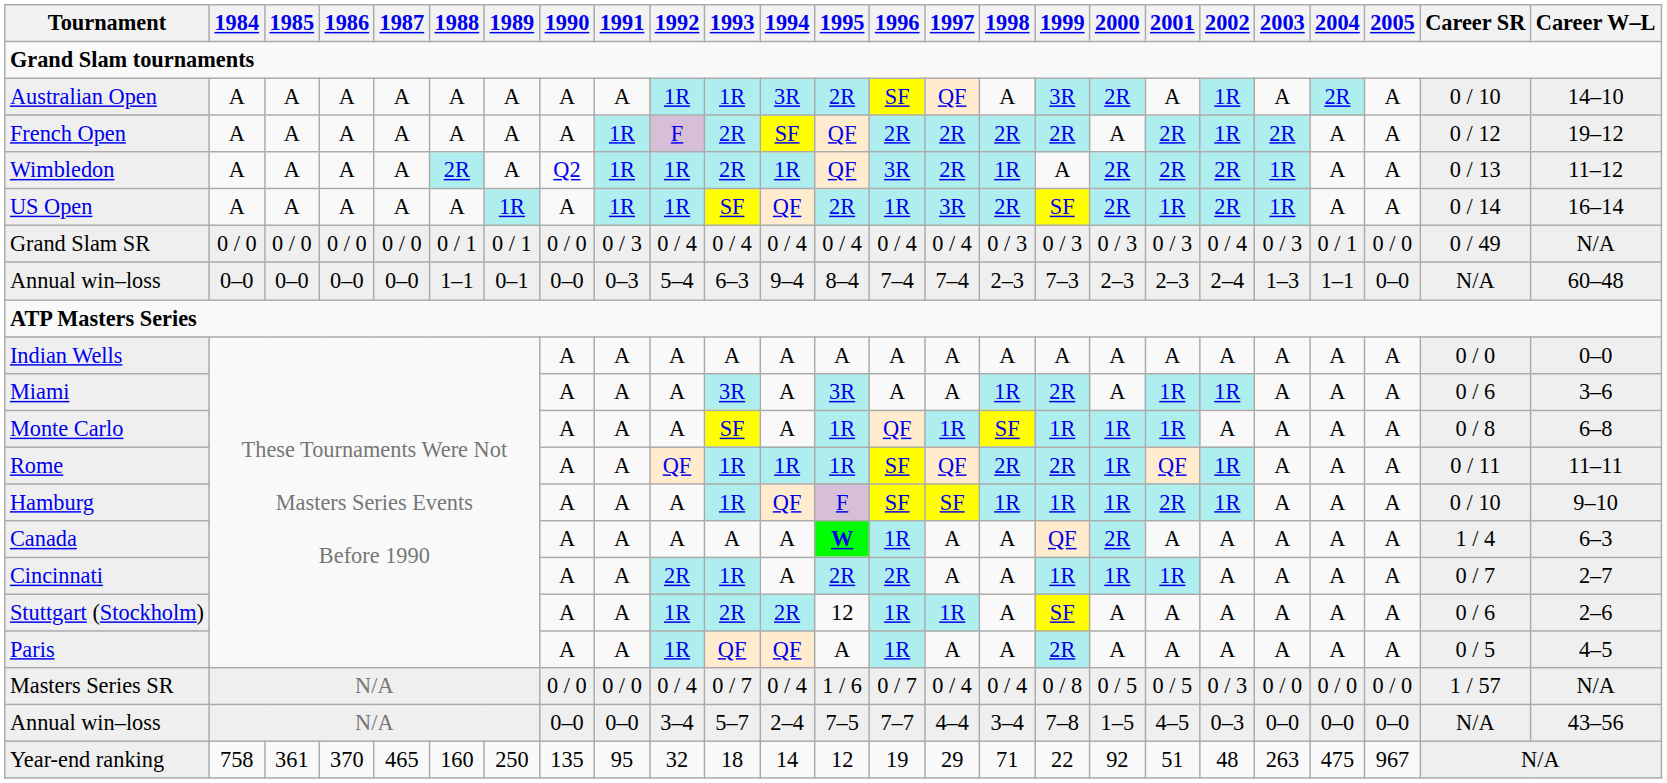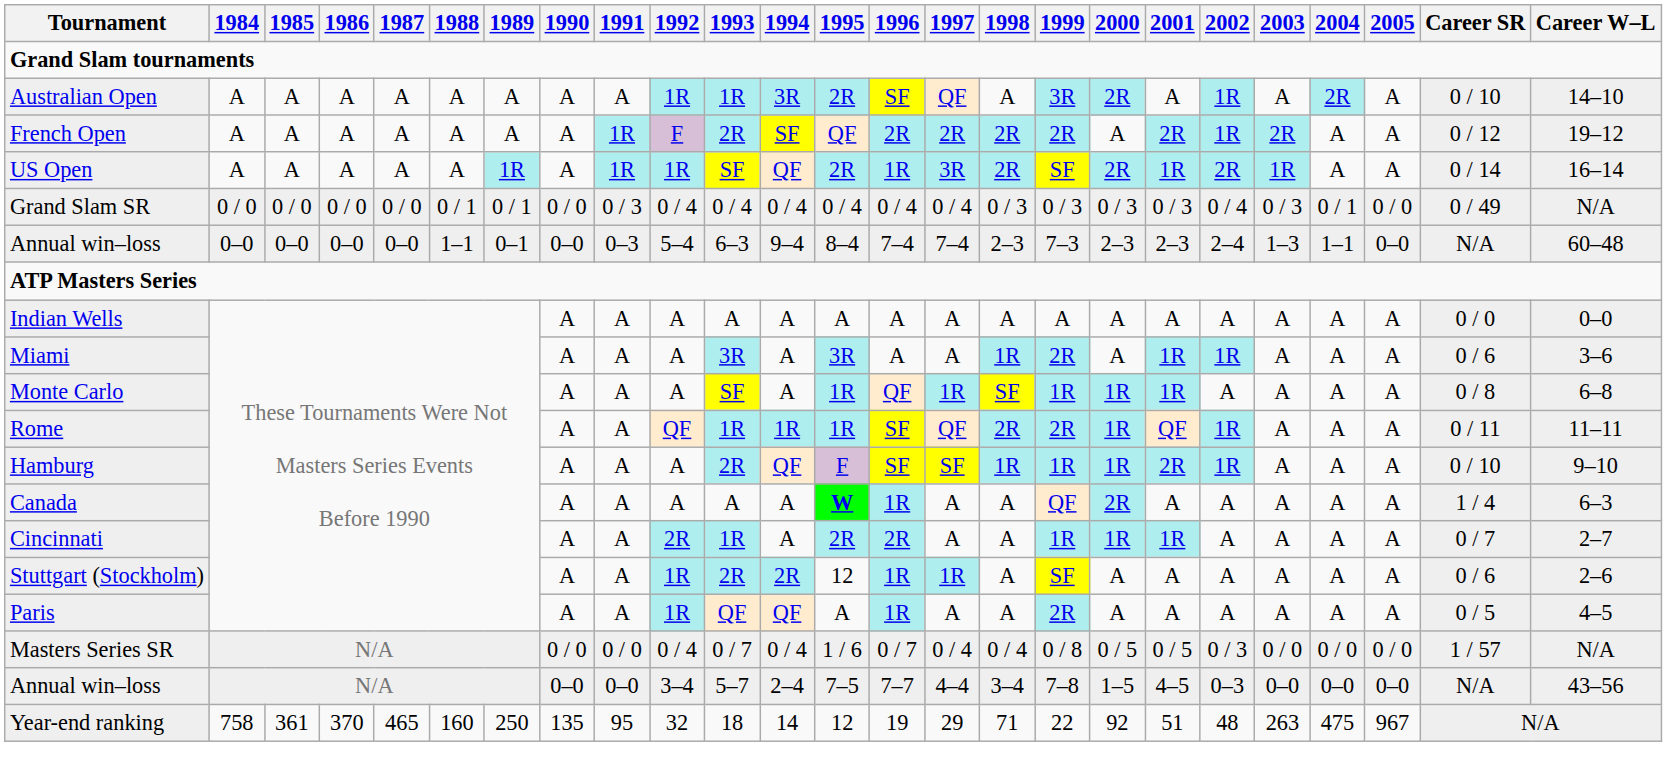- row: (62, 170)
(732, 502) 1R -> (732, 465) 2R
